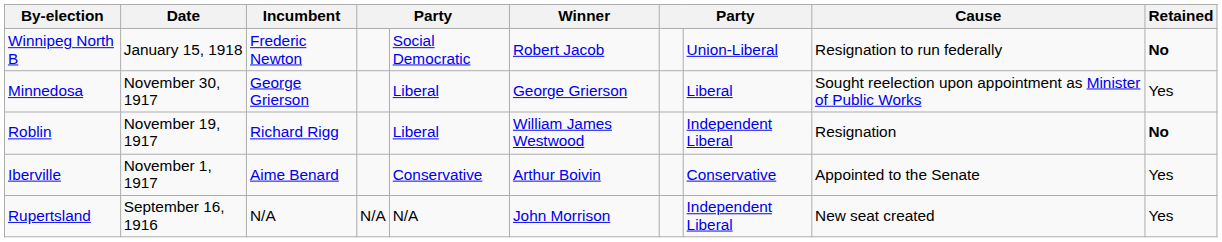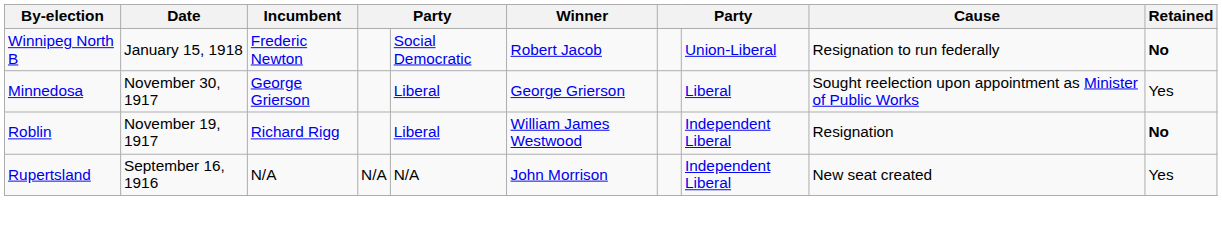- row: (34, 174)
